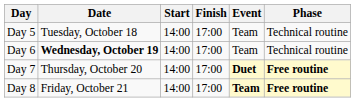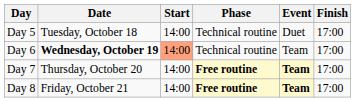columns swapped: (211, 13) <-> (307, 13)
(245, 32) Team -> (294, 32) Duet
(177, 50) no background -> (177, 50) lightsalmon background
(244, 69) Duet -> (296, 69) Team
